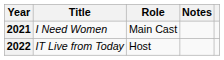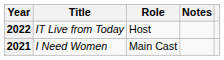rows swapped: (19, 30) <-> (19, 47)
